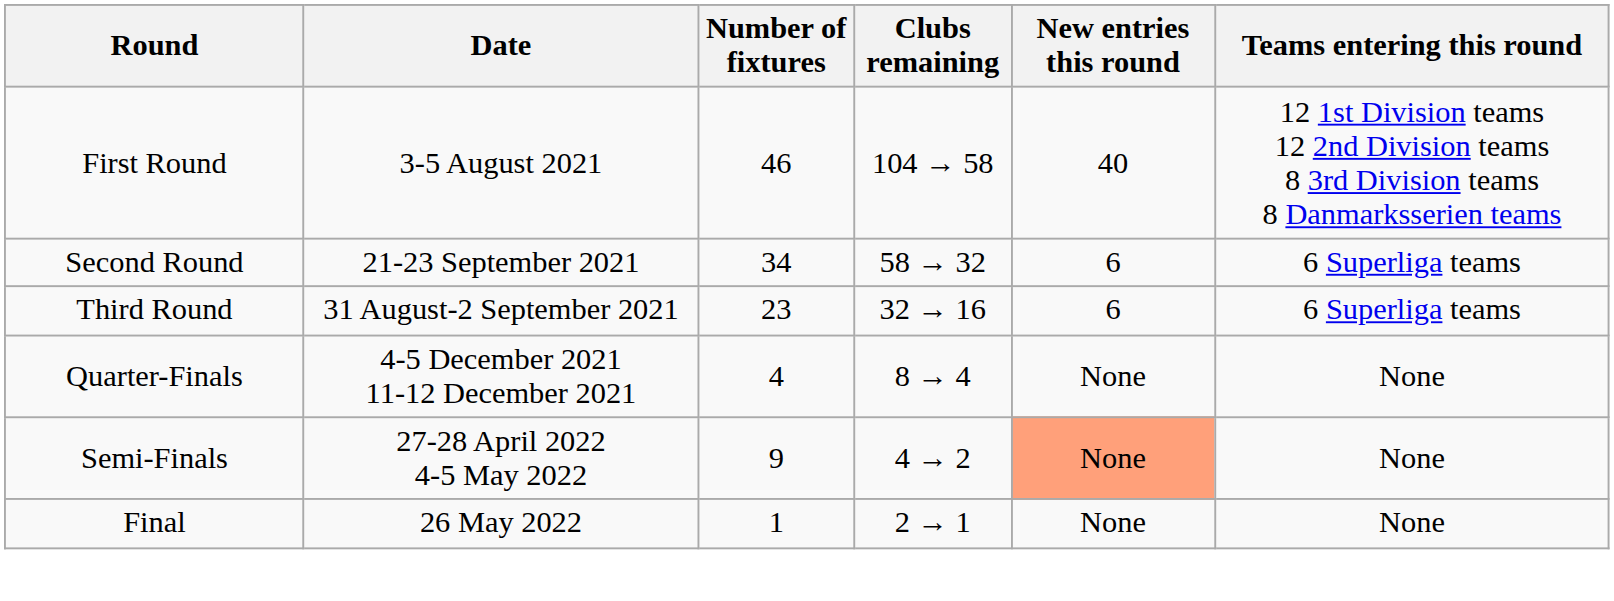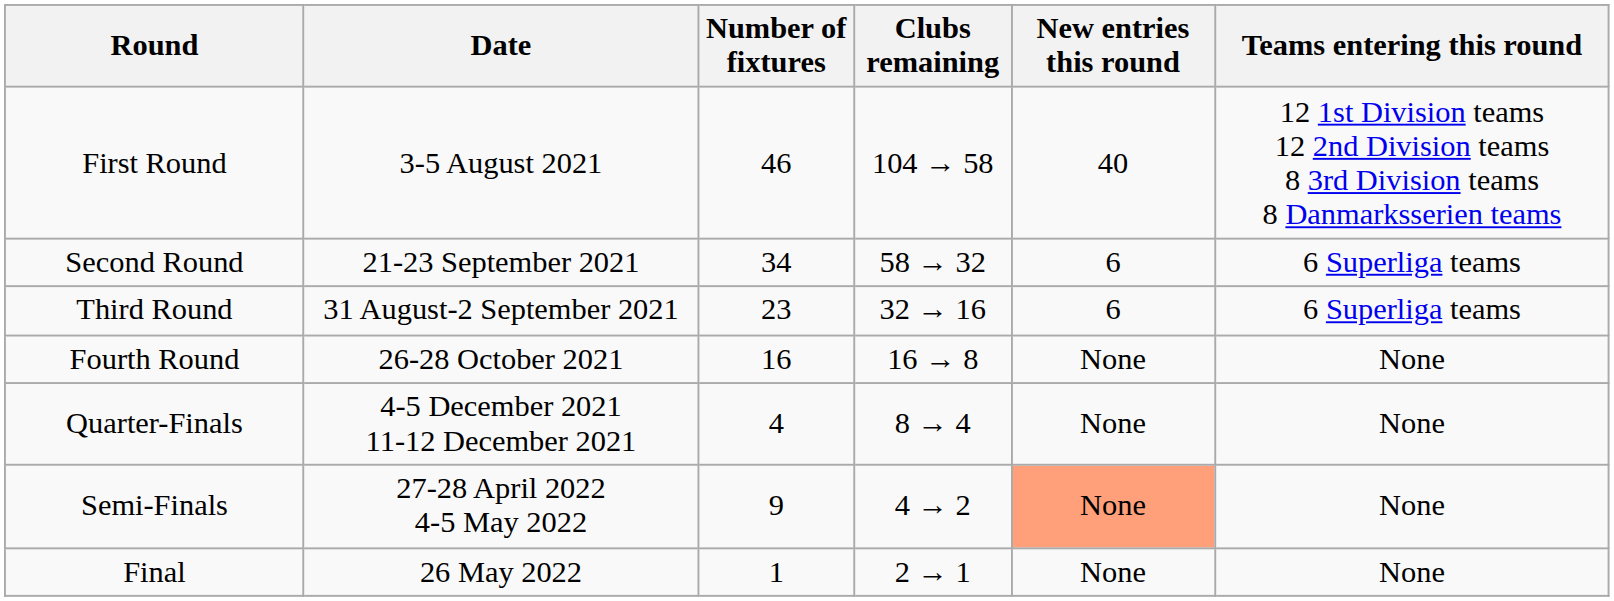+ row: (154, 358)
